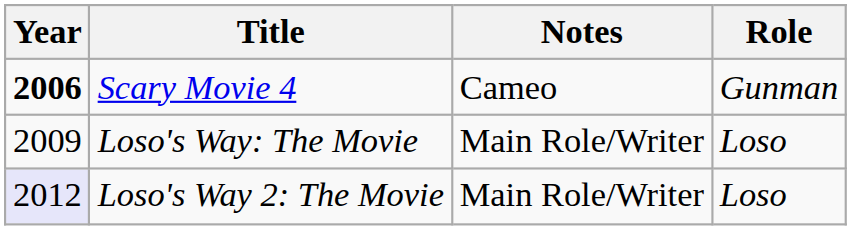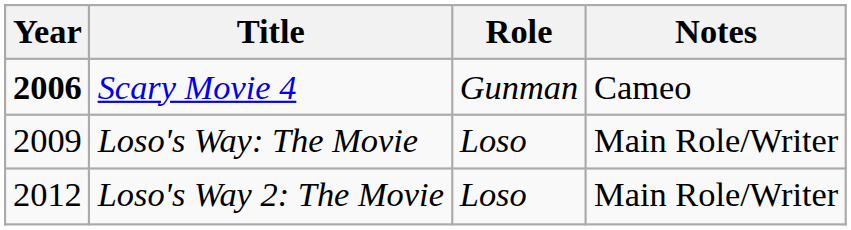columns swapped: (779, 31) <-> (582, 31)
(47, 195) lavender background -> (47, 195) no background
